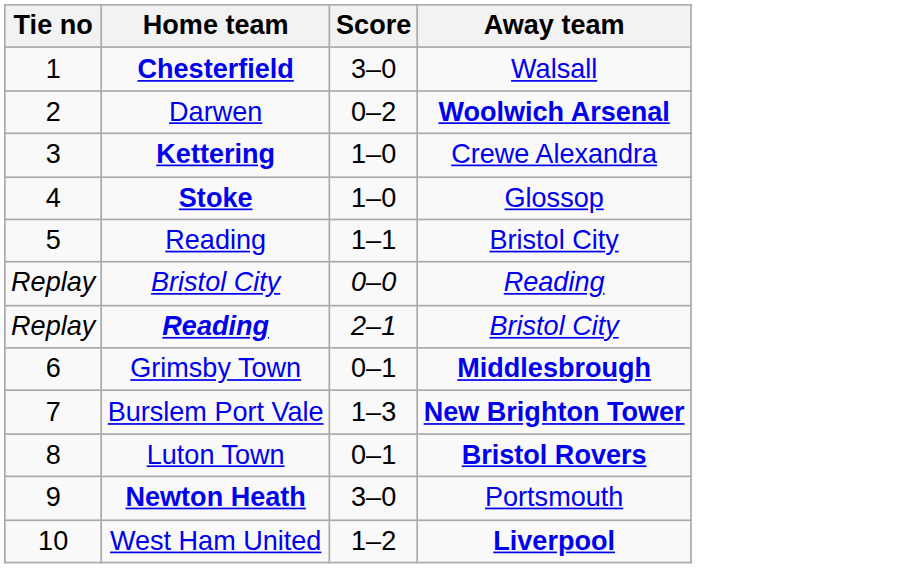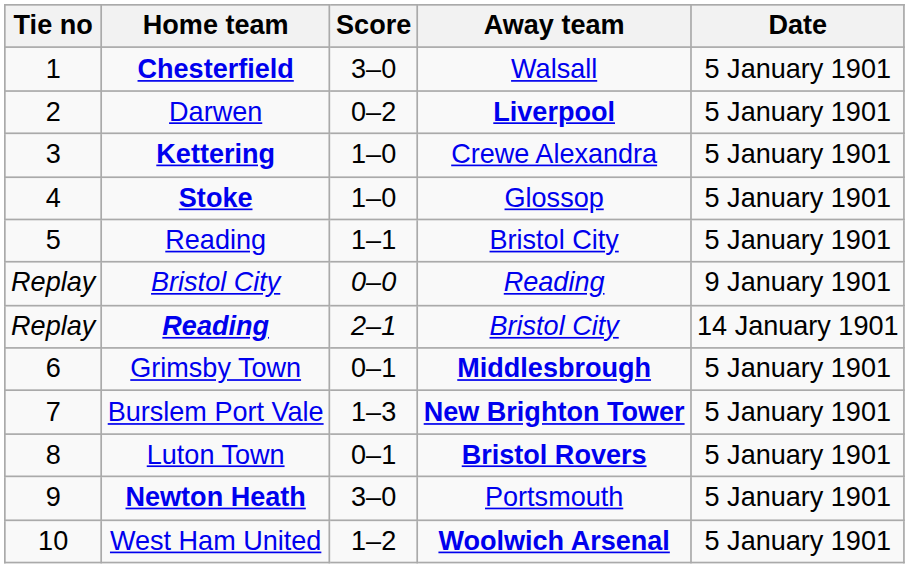+ column: (798, 25)
(554, 111) Woolwich Arsenal -> (554, 111) Liverpool
(554, 540) Liverpool -> (554, 540) Woolwich Arsenal
